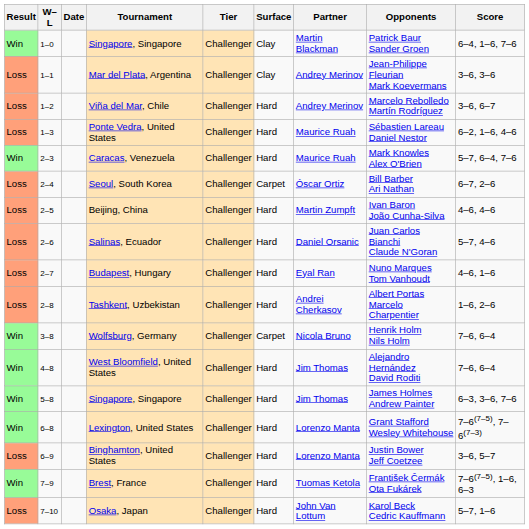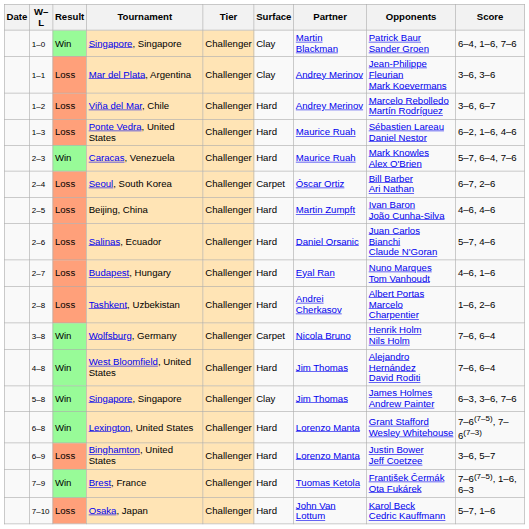columns swapped: (21, 17) <-> (74, 17)
(267, 399) Hard -> (266, 399) Clay
